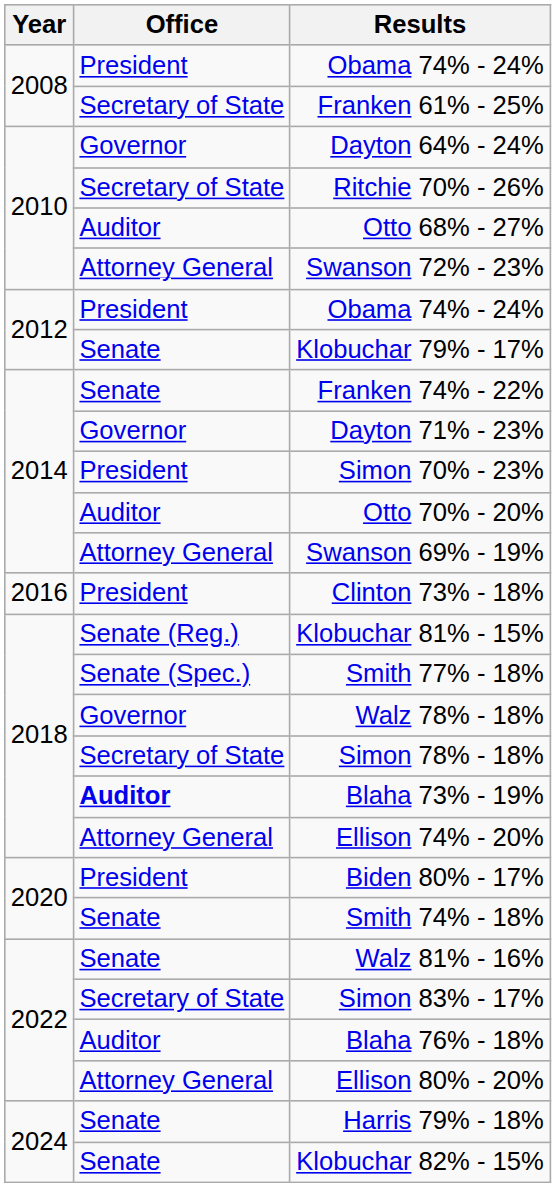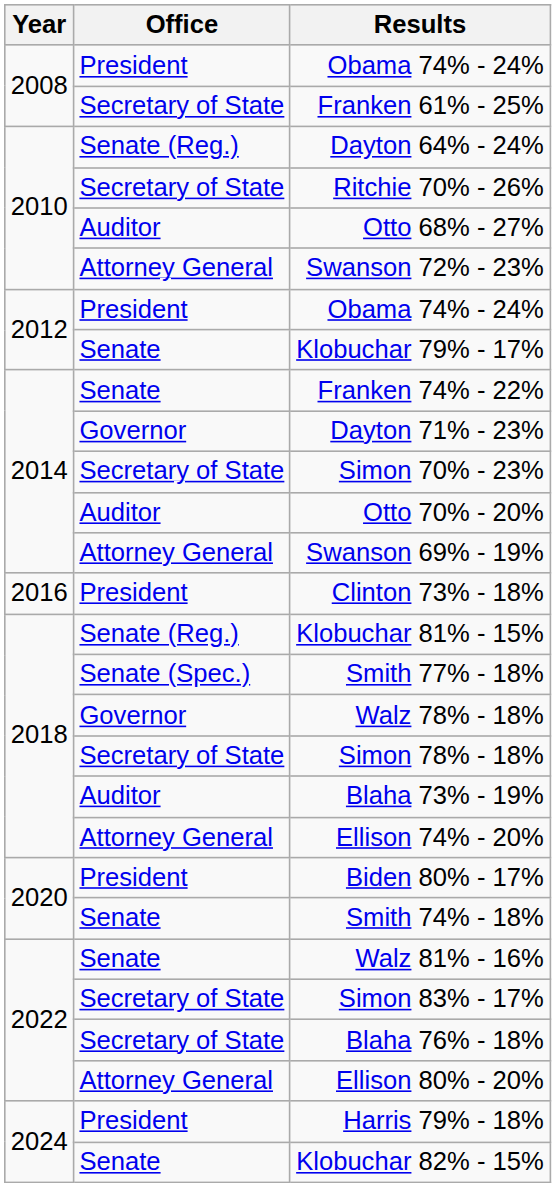(133, 146) Governor -> (159, 146) Senate (Reg.)
(134, 471) President -> (182, 471) Secretary of State
(125, 796) bold -> (120, 796) normal
(120, 1039) Auditor -> (182, 1039) Secretary of State
(120, 1120) Senate -> (134, 1120) President
